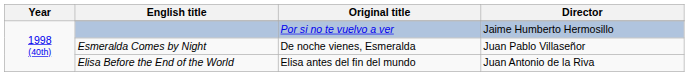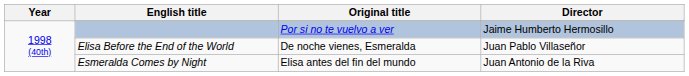(142, 46) Esmeralda Comes by Night -> (156, 46) Elisa Before the End of the World
(156, 63) Elisa Before the End of the World -> (142, 63) Esmeralda Comes by Night
